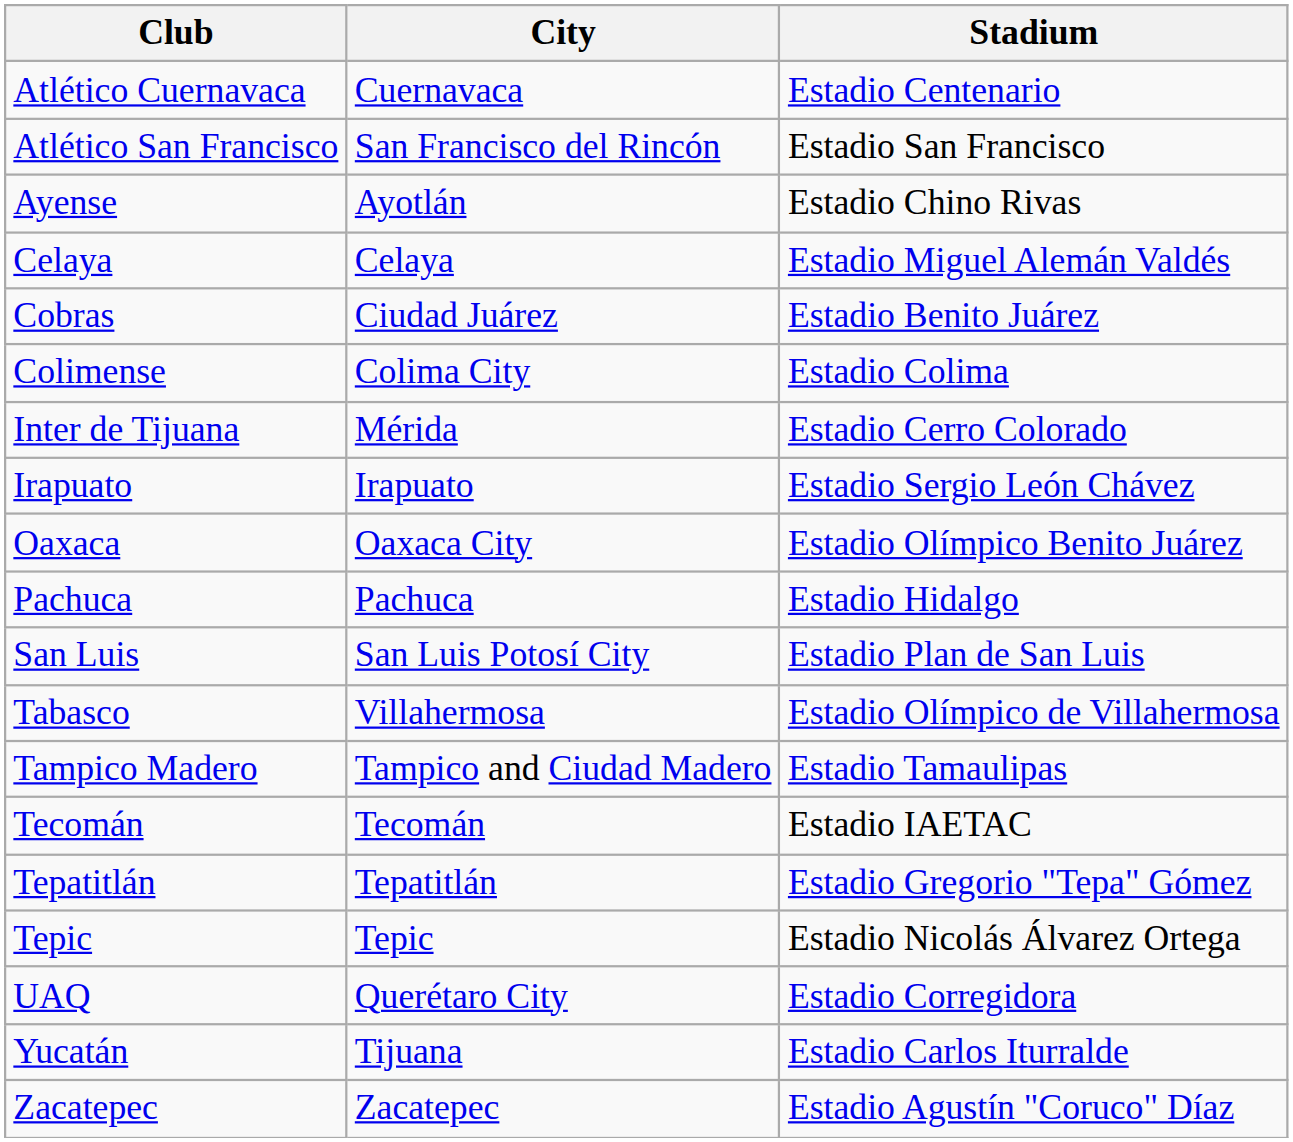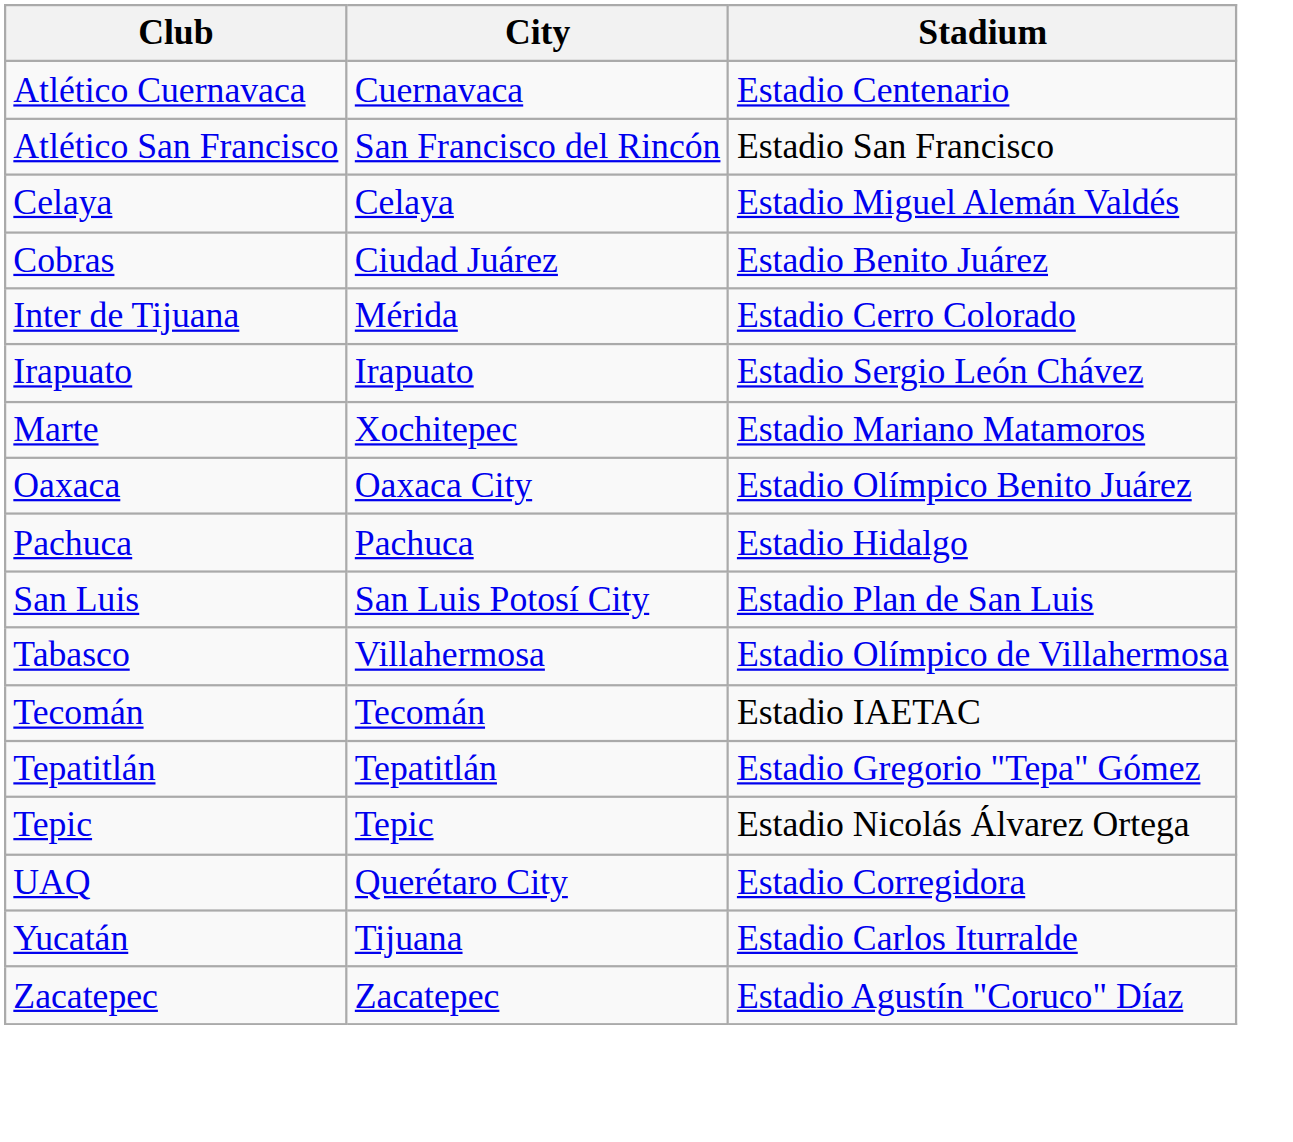- row: (65, 202)
- row: (90, 372)
+ row: (56, 428)
- row: (135, 768)
